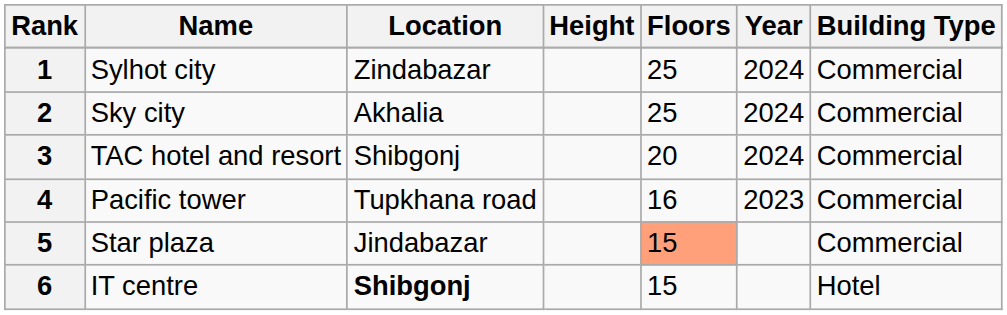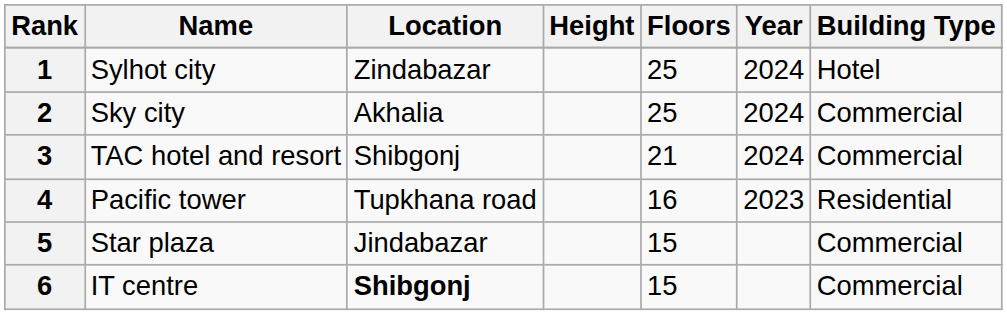(890, 69) Commercial -> (849, 69) Hotel
(662, 156) 20 -> (662, 156) 21
(890, 199) Commercial -> (884, 199) Residential
(662, 243) lightsalmon background -> (662, 243) no background
(849, 286) Hotel -> (890, 286) Commercial
